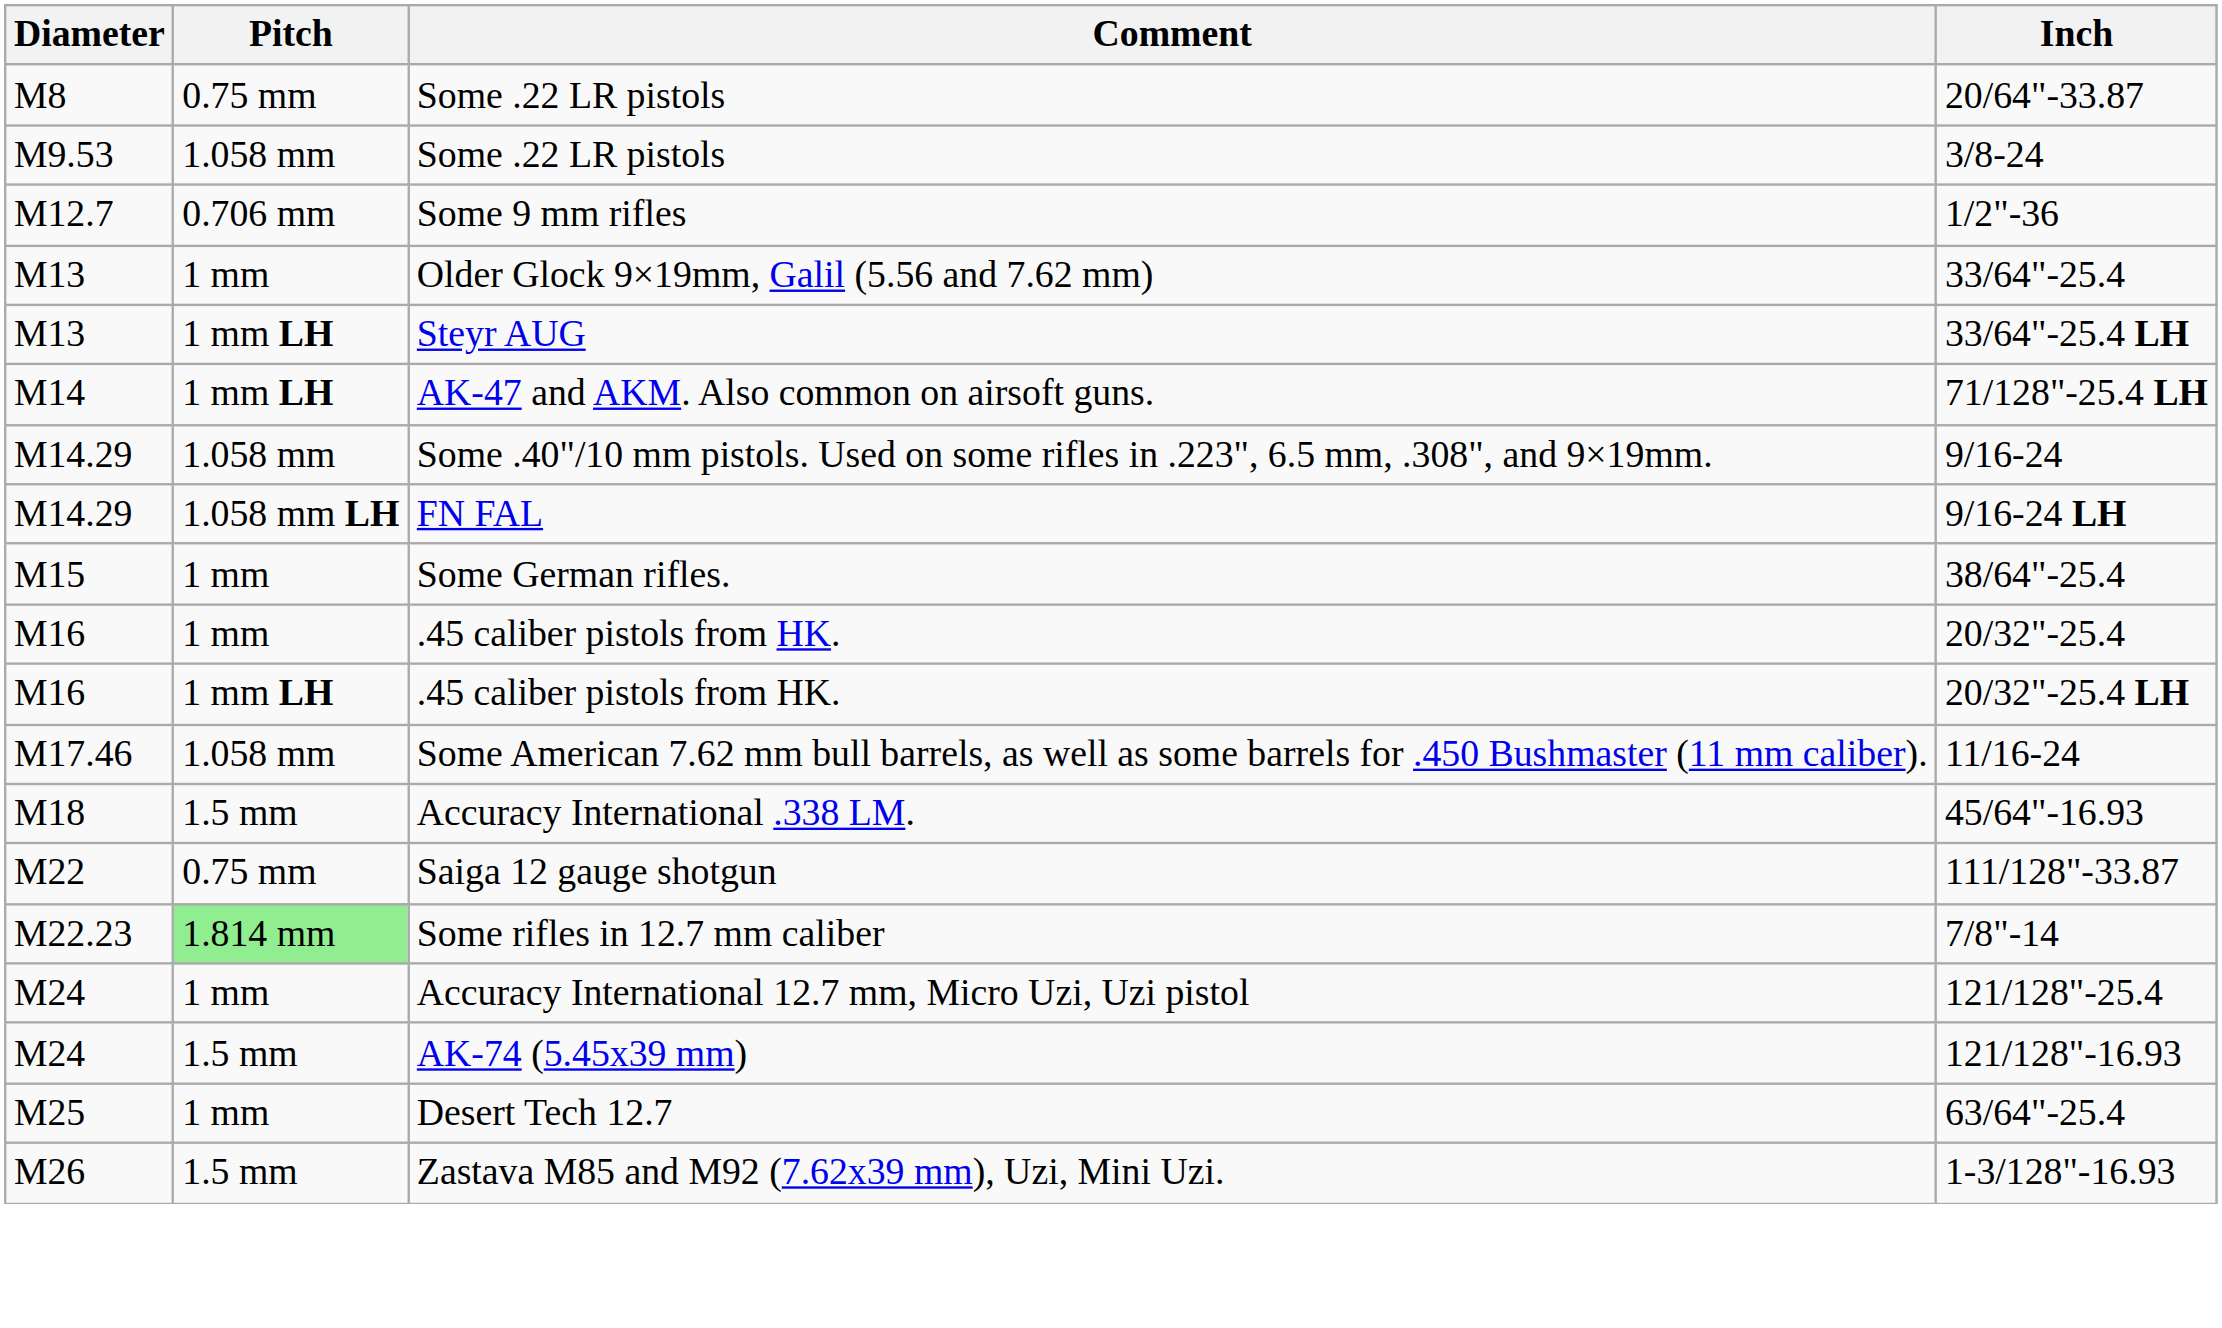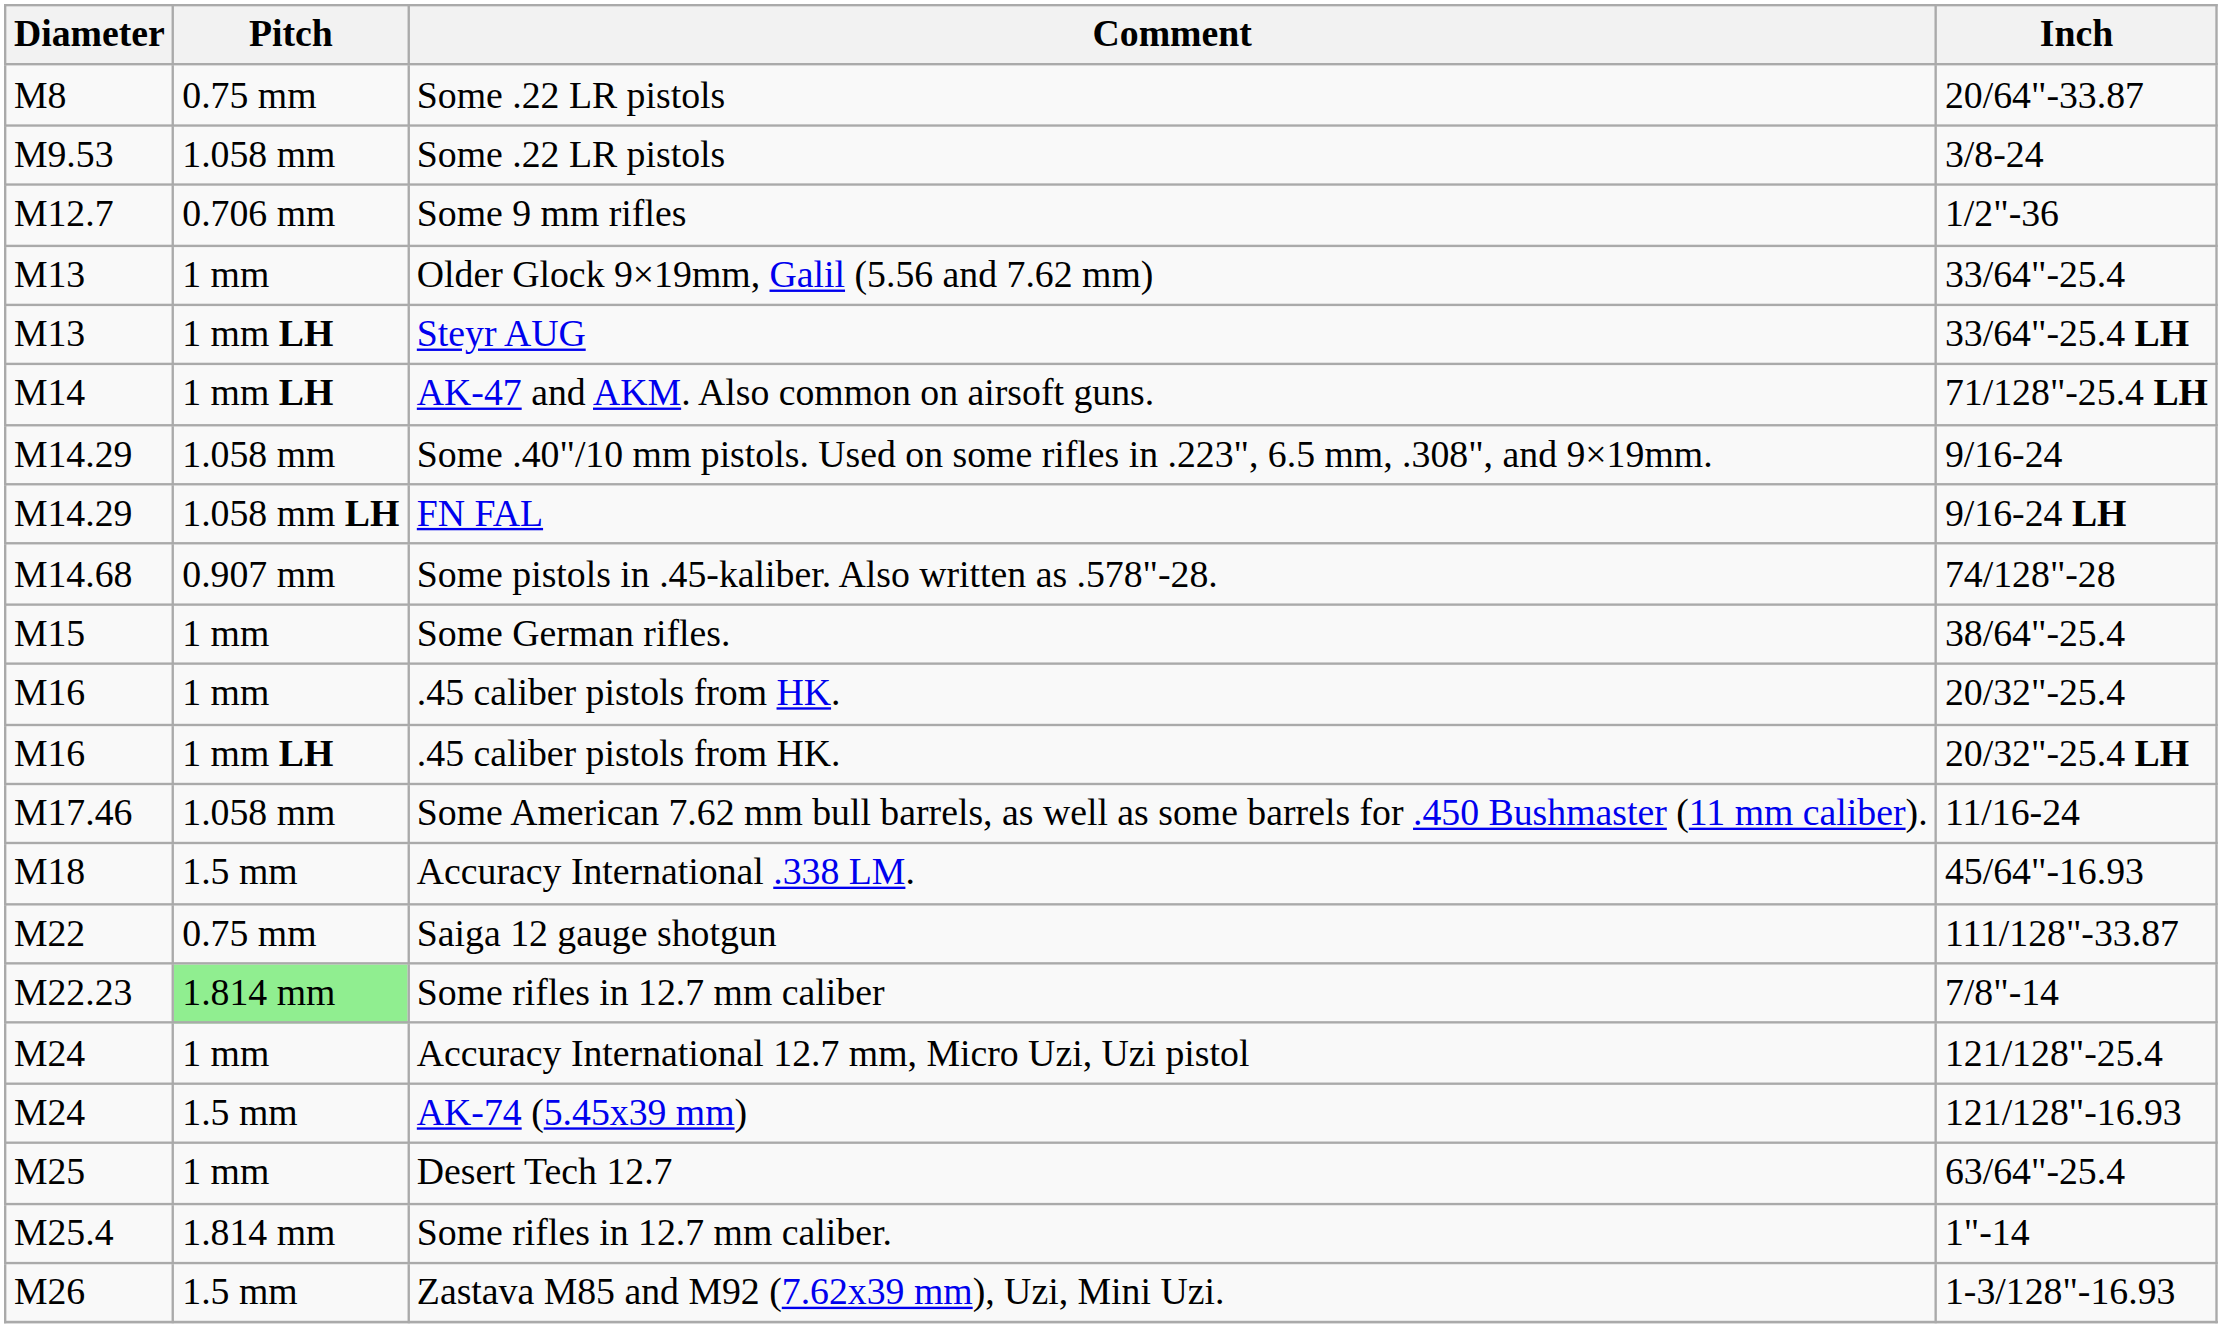+ row: (817, 573)
+ row: (654, 1232)
